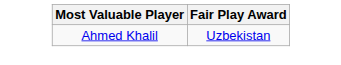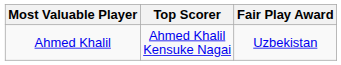+ column: (187, 14)
